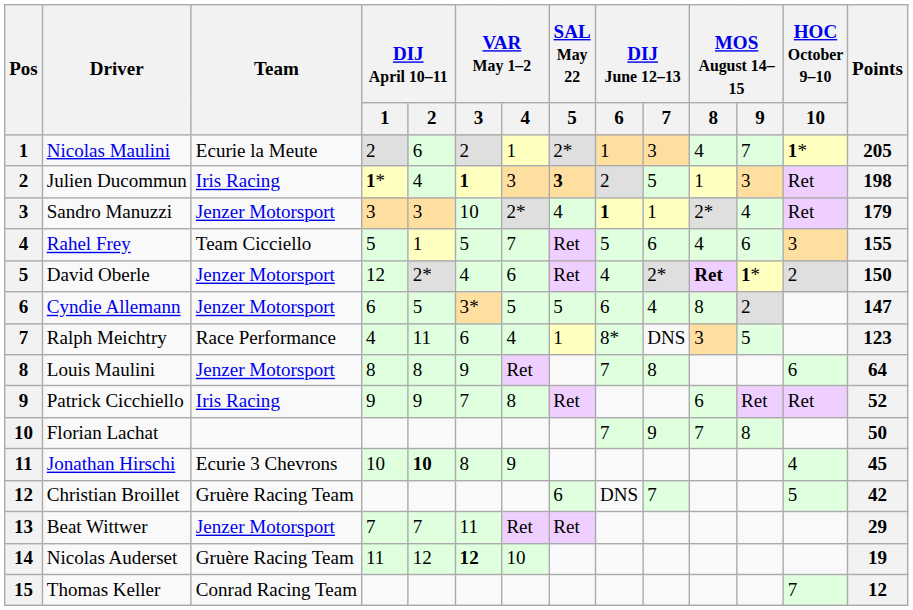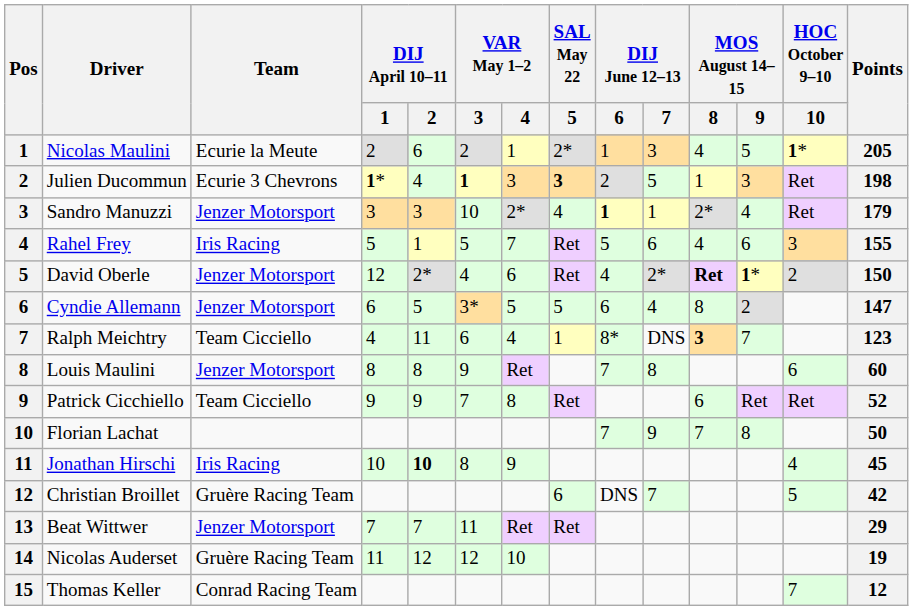(746, 149) 7 -> (746, 149) 5
(238, 181) Iris Racing -> (267, 181) Ecurie 3 Chevrons
(254, 244) Team Cicciello -> (238, 244) Iris Racing
(266, 338) Race Performance -> (254, 338) Team Cicciello
(699, 338) normal -> (699, 338) bold
(746, 338) 5 -> (746, 338) 7
(877, 369) 64 -> (877, 369) 60
(238, 401) Iris Racing -> (254, 401) Team Cicciello
(267, 463) Ecurie 3 Chevrons -> (238, 463) Iris Racing
(469, 558) bold -> (469, 558) normal
